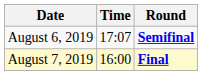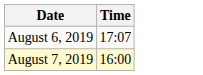- column: (166, 15)
